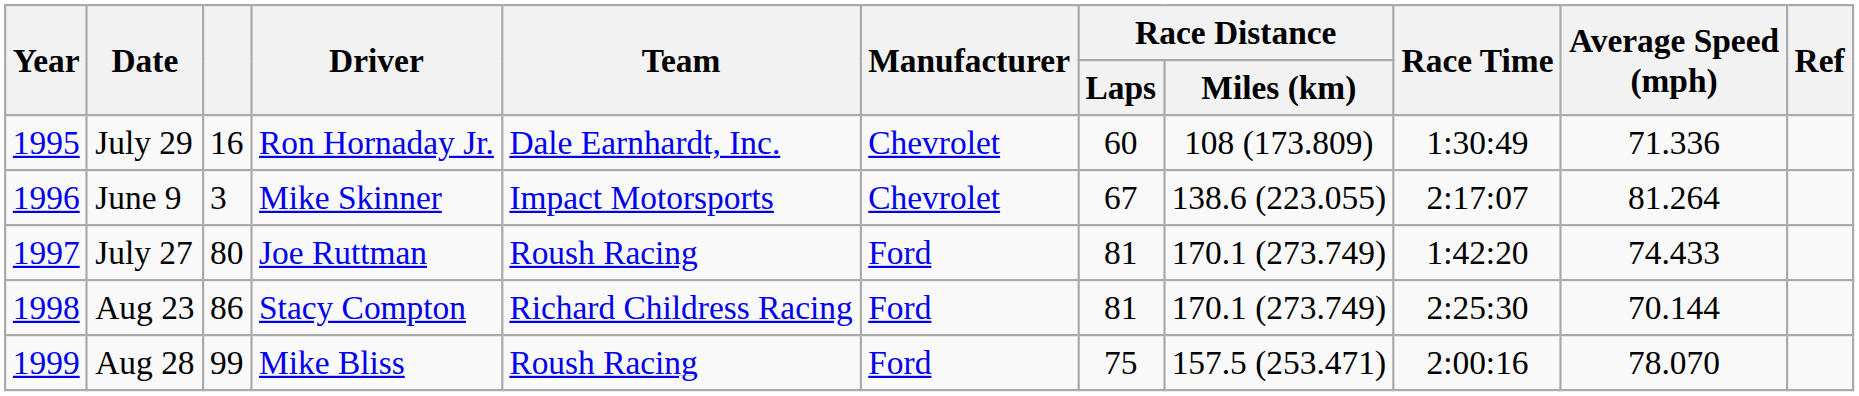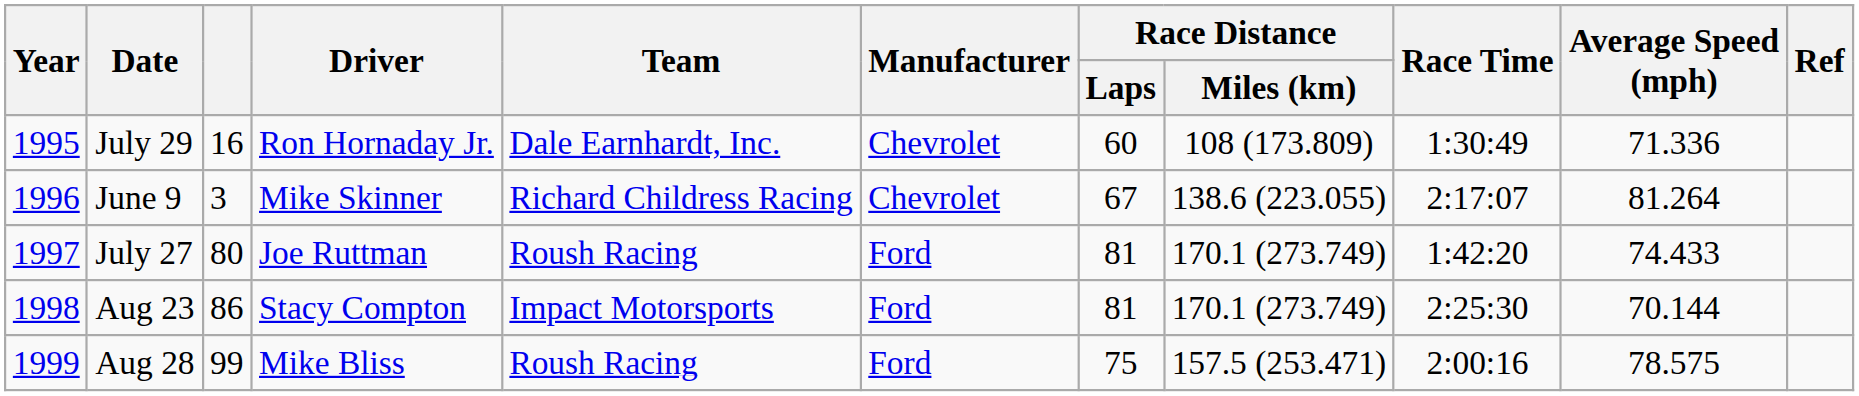(642, 197) Impact Motorsports -> (681, 197) Richard Childress Racing
(681, 307) Richard Childress Racing -> (642, 307) Impact Motorsports
(1674, 363) 78.070 -> (1674, 363) 78.575
